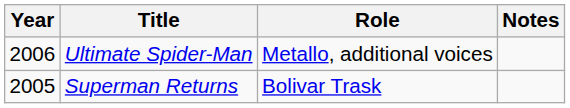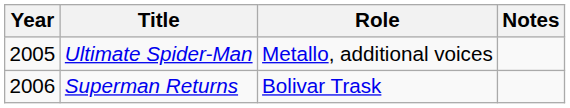(32, 53) 2006 -> (32, 53) 2005
(32, 86) 2005 -> (32, 86) 2006
